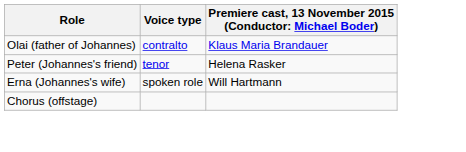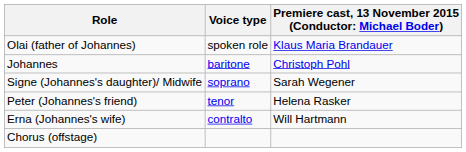(165, 45) contralto -> (238, 45) spoken role
+ row: (32, 63)
+ row: (105, 82)
(173, 82) spoken role -> (230, 119) contralto
